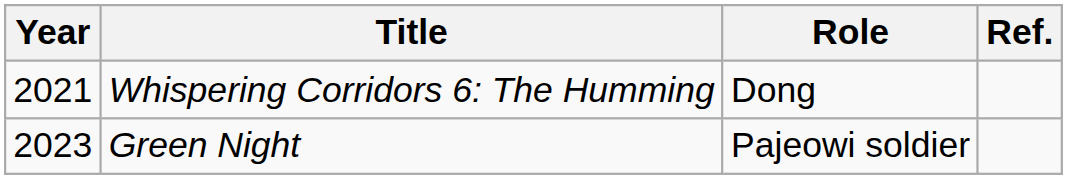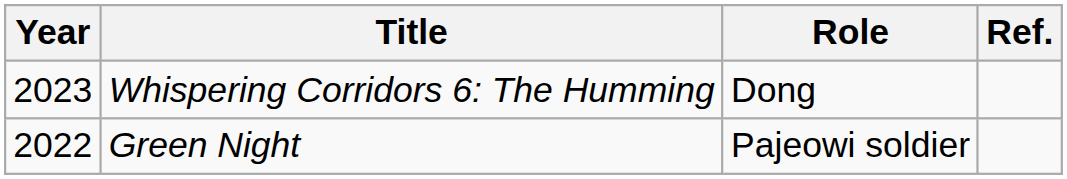(53, 88) 2021 -> (53, 88) 2023
(53, 145) 2023 -> (53, 145) 2022
